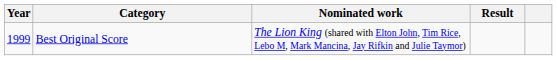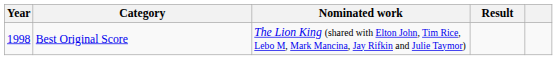(19, 38) 1999 -> (19, 38) 1998
